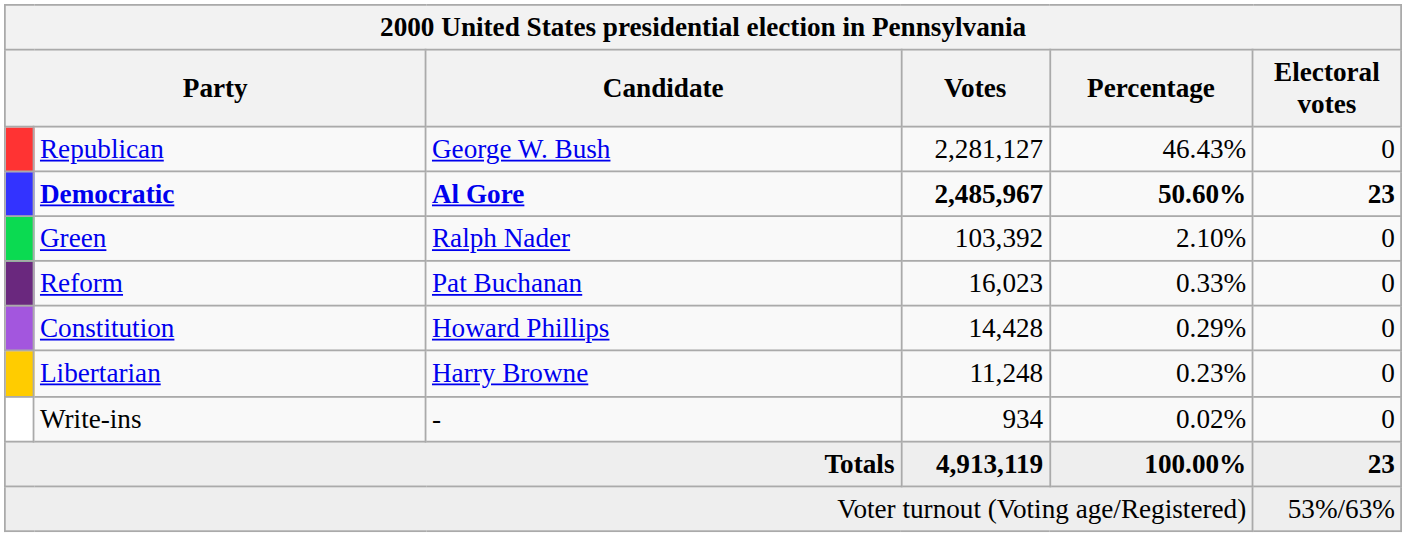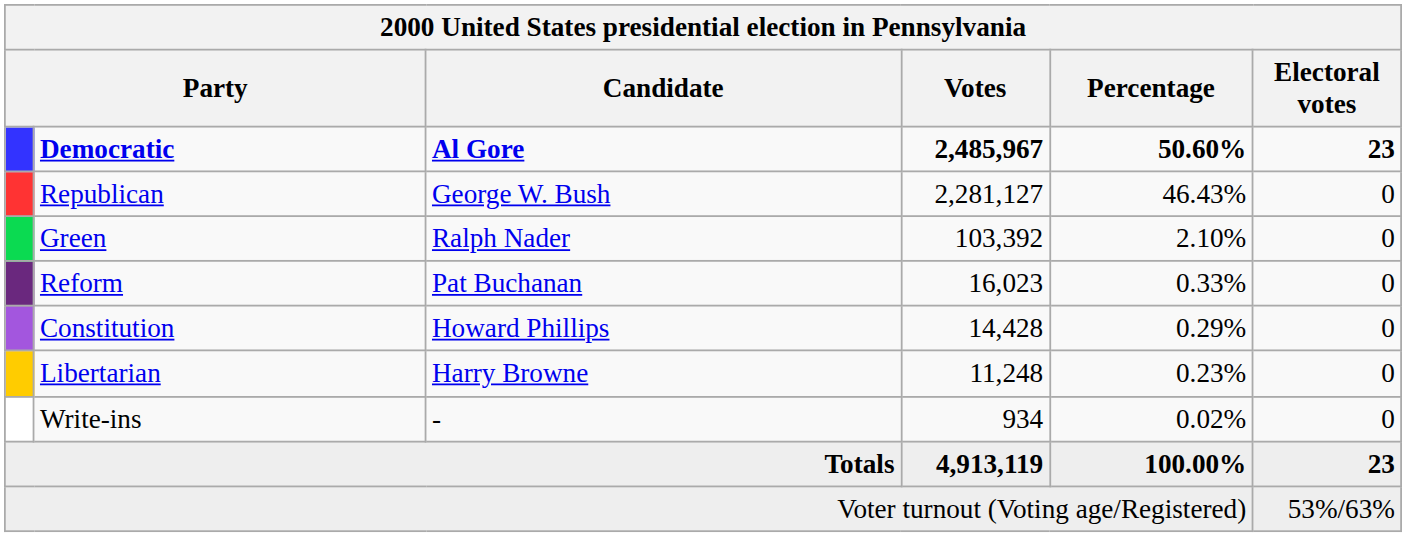rows swapped: (107, 193) <-> (102, 149)
